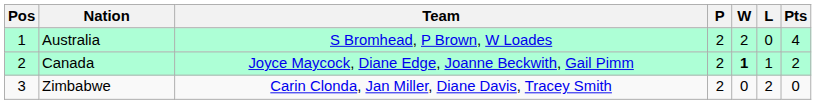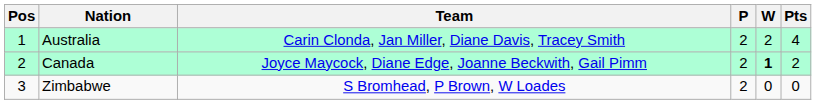- column: (769, 16)
(441, 39) S Bromhead, P Brown, W Loades -> (454, 39) Carin Clonda, Jan Miller, Diane Davis, Tracey Smith
(441, 87) Carin Clonda, Jan Miller, Diane Davis, Tracey Smith -> (454, 87) S Bromhead, P Brown, W Loades
